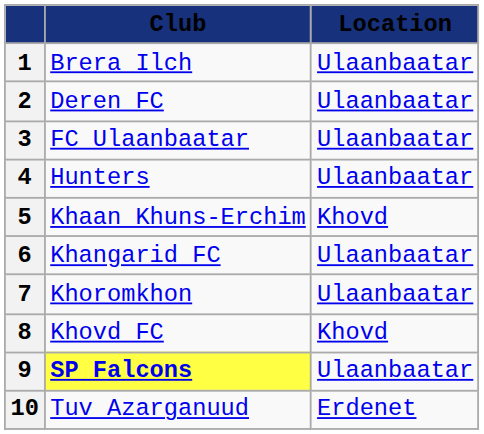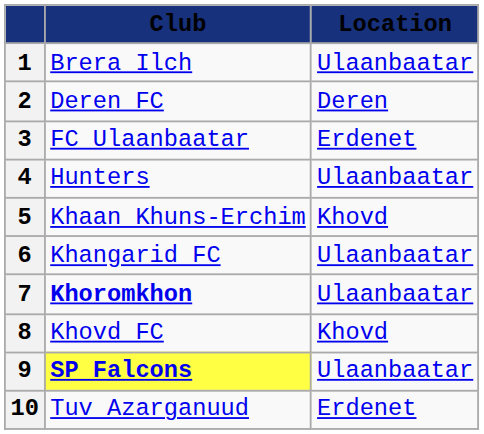(395, 101) Ulaanbaatar -> (353, 101) Deren
(395, 140) Ulaanbaatar -> (367, 140) Erdenet
(121, 294) normal -> (121, 294) bold
